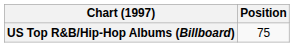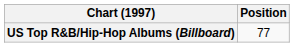(263, 32) 75 -> (263, 32) 77
